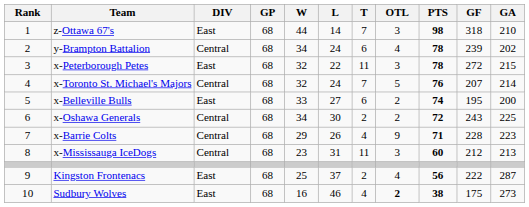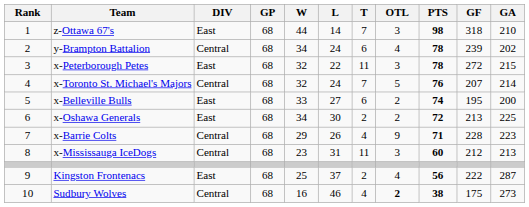(213, 118) Central -> (206, 118) East
(474, 118) 243 -> (474, 118) 213
(206, 193) East -> (213, 193) Central
